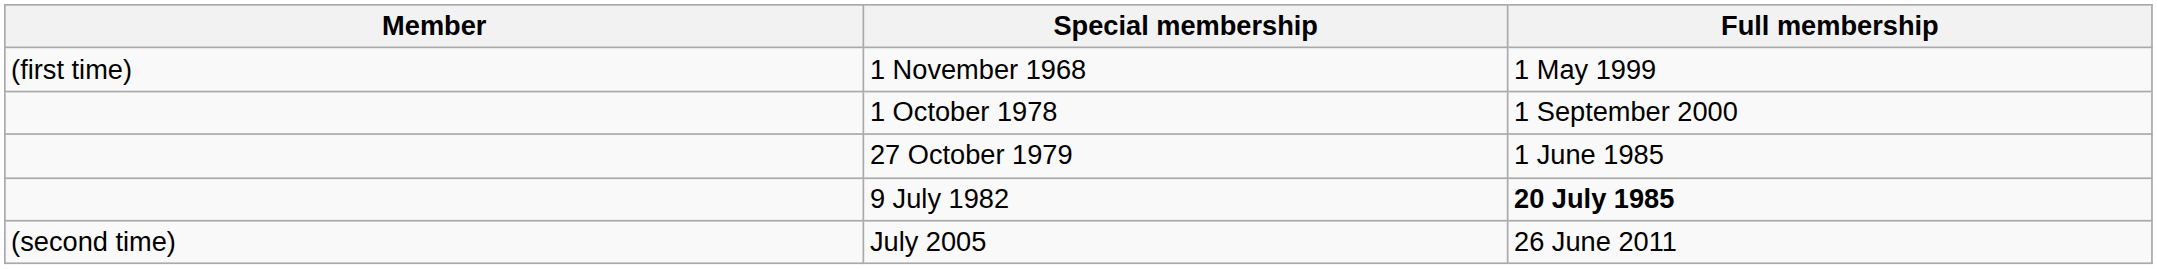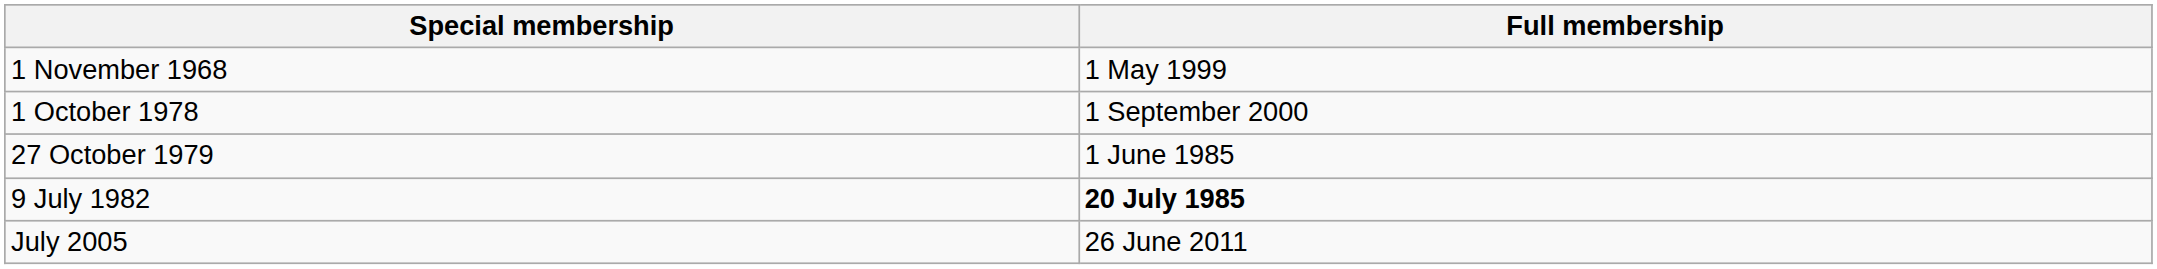- column: (434, 26)
